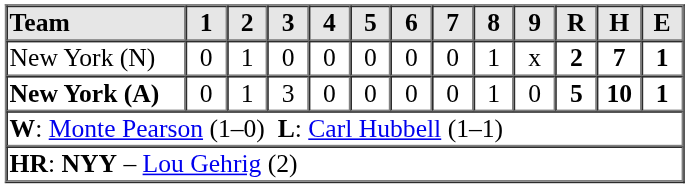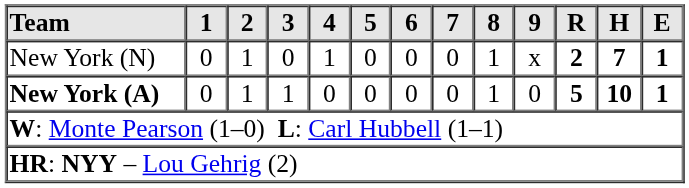(329, 58) 0 -> (329, 58) 1
(288, 93) 3 -> (288, 93) 1
